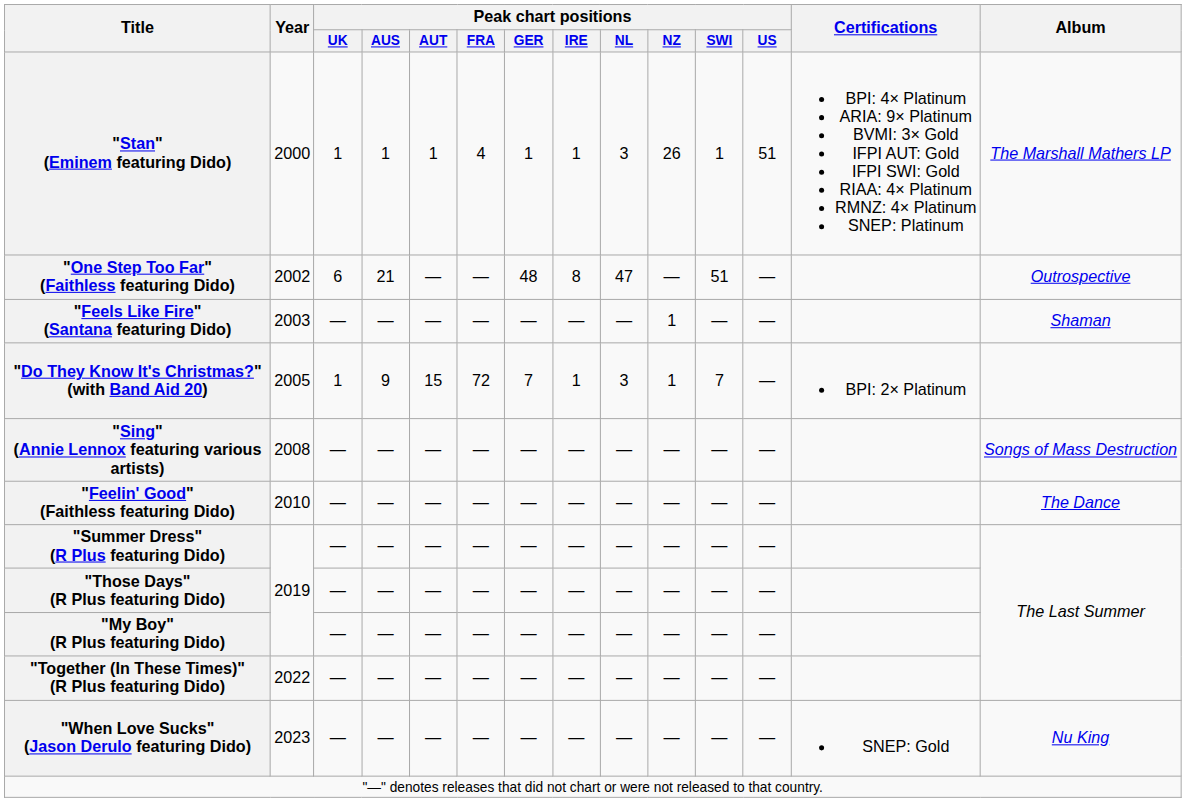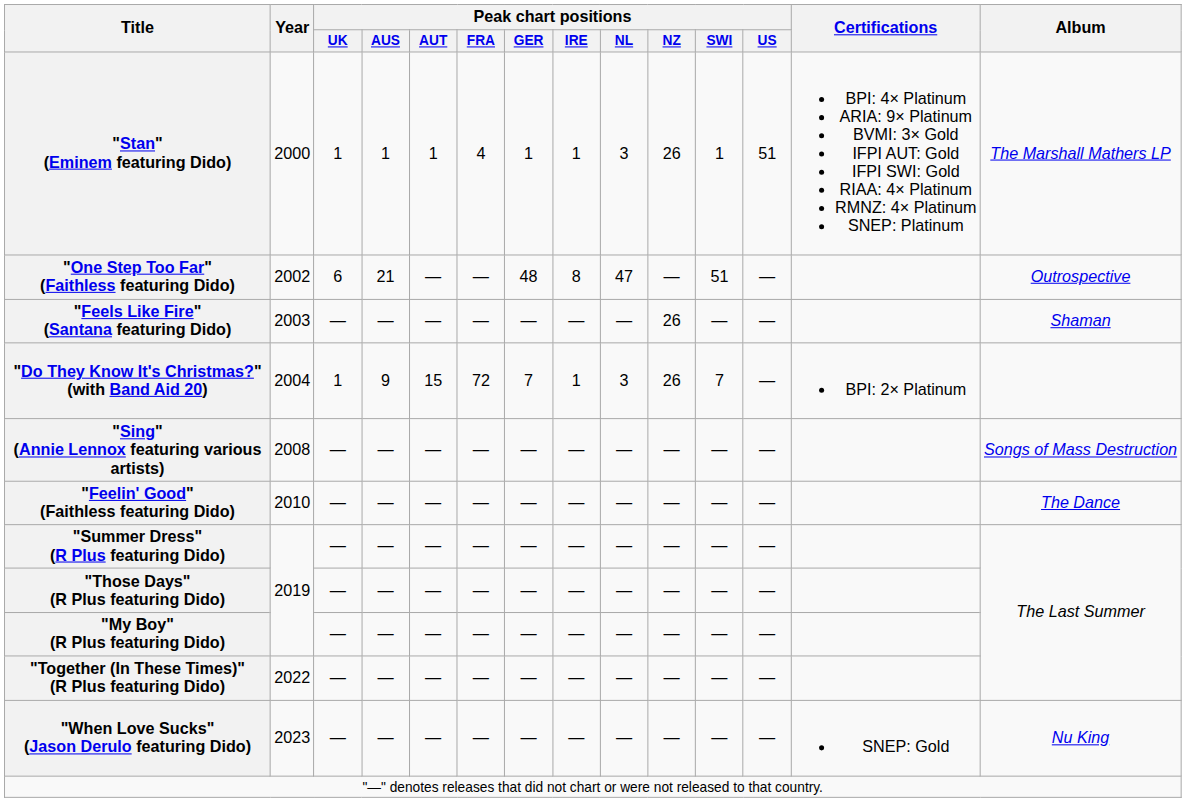(672, 320) 1 -> (672, 320) 26
(292, 380) 2005 -> (292, 380) 2004
(672, 380) 1 -> (672, 380) 26
